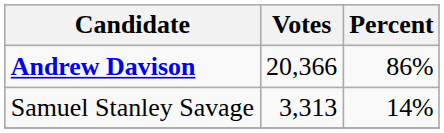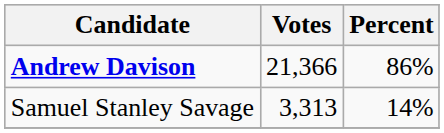(302, 66) 20,366 -> (302, 66) 21,366
